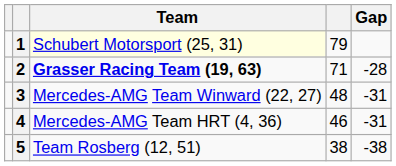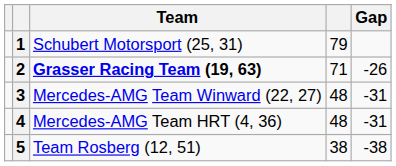(138, 44) lightyellow background -> (138, 44) no background
(375, 70) -28 -> (375, 70) -26
(339, 122) 46 -> (339, 122) 48
